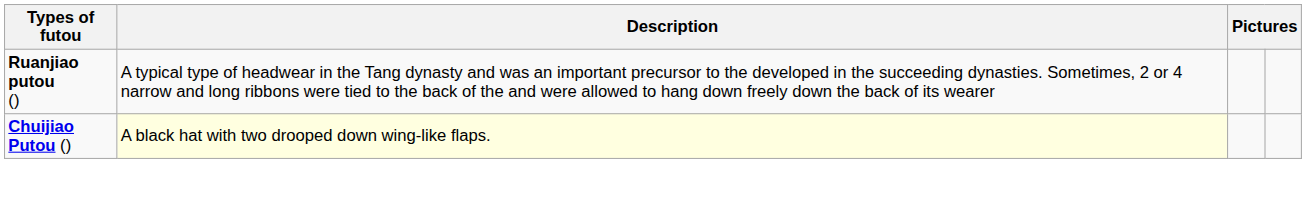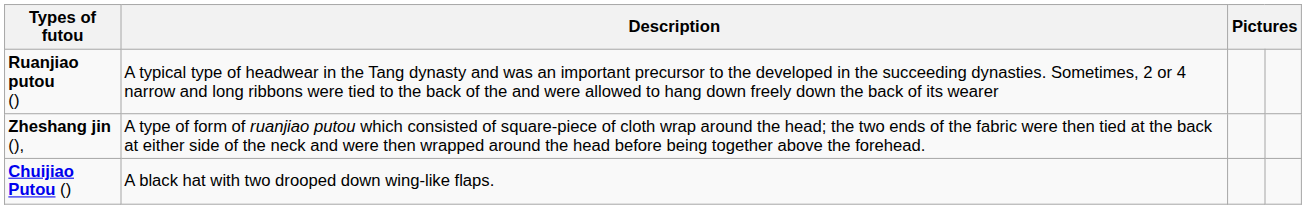+ row: (60, 135)
(306, 135) lightyellow background -> (309, 181) no background
